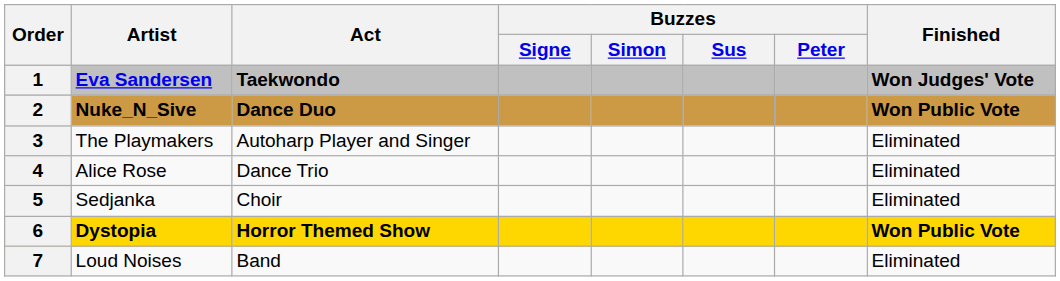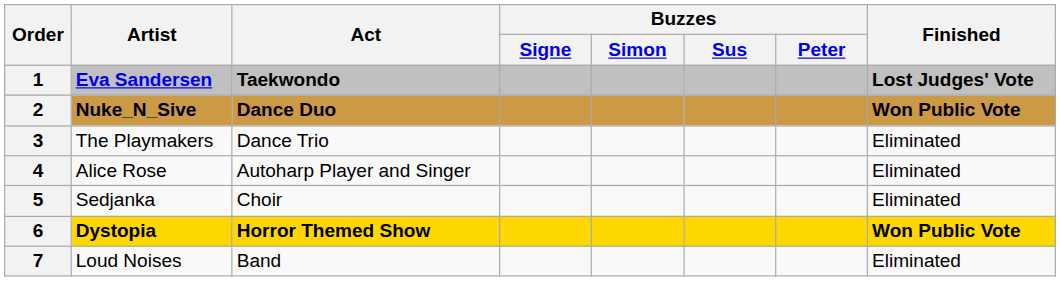(953, 79) Won Judges' Vote -> (953, 79) Lost Judges' Vote
(353, 140) Autoharp Player and Singer -> (283, 140) Dance Trio
(282, 170) Dance Trio -> (354, 170) Autoharp Player and Singer
